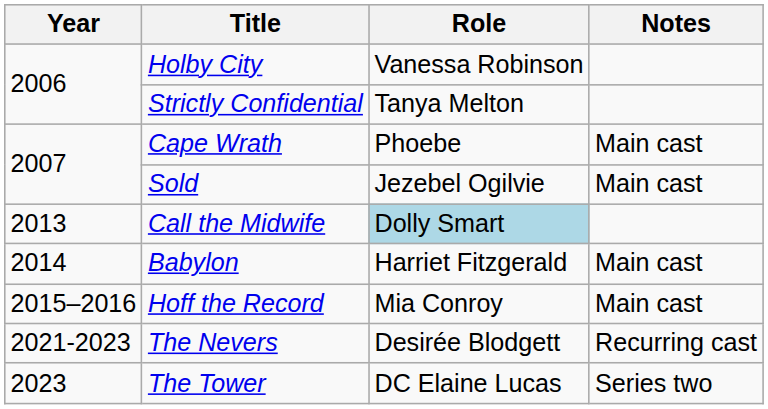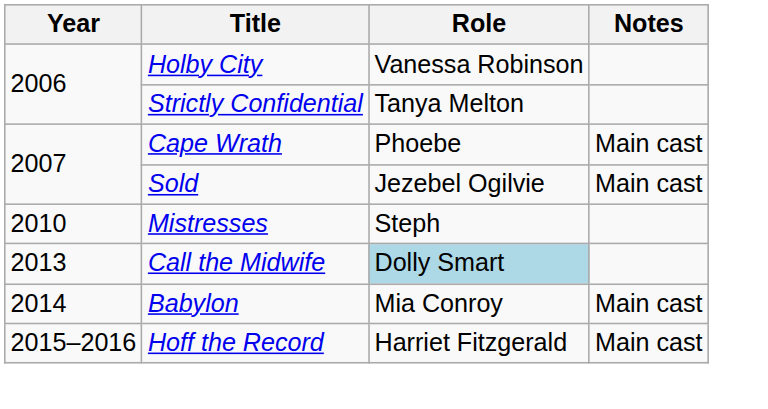+ row: (208, 223)
(471, 263) Harriet Fitzgerald -> (439, 303) Mia Conroy
(439, 303) Mia Conroy -> (471, 343) Harriet Fitzgerald
- row: (213, 343)
- row: (207, 382)
